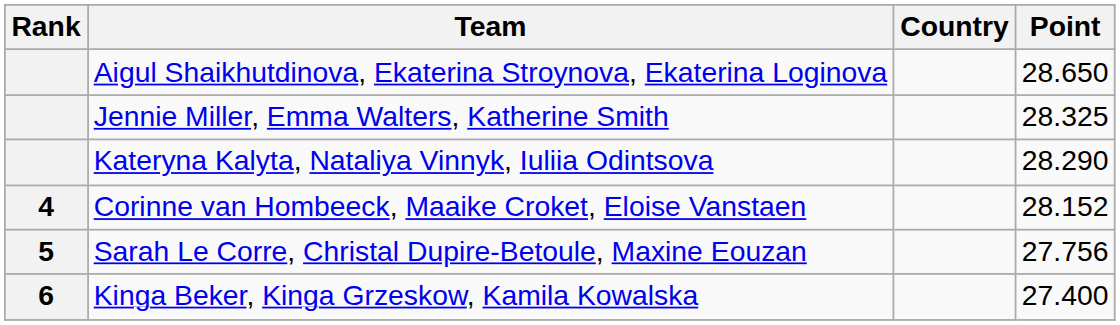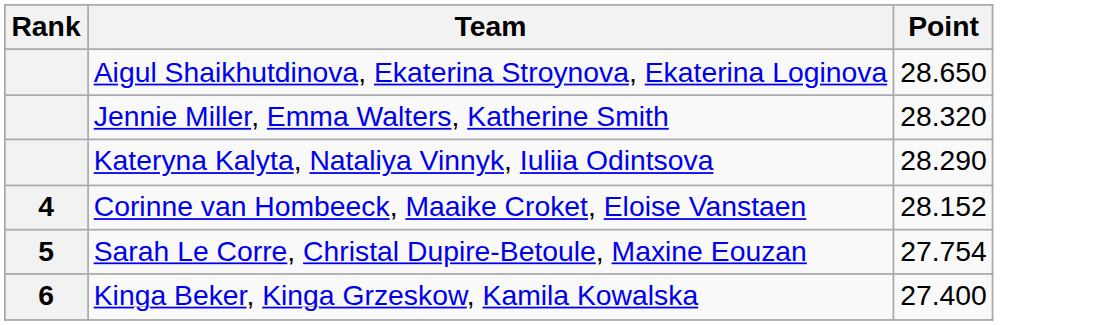- column: (955, 26)
(1065, 116) 28.325 -> (944, 116) 28.320
(1065, 251) 27.756 -> (944, 251) 27.754
